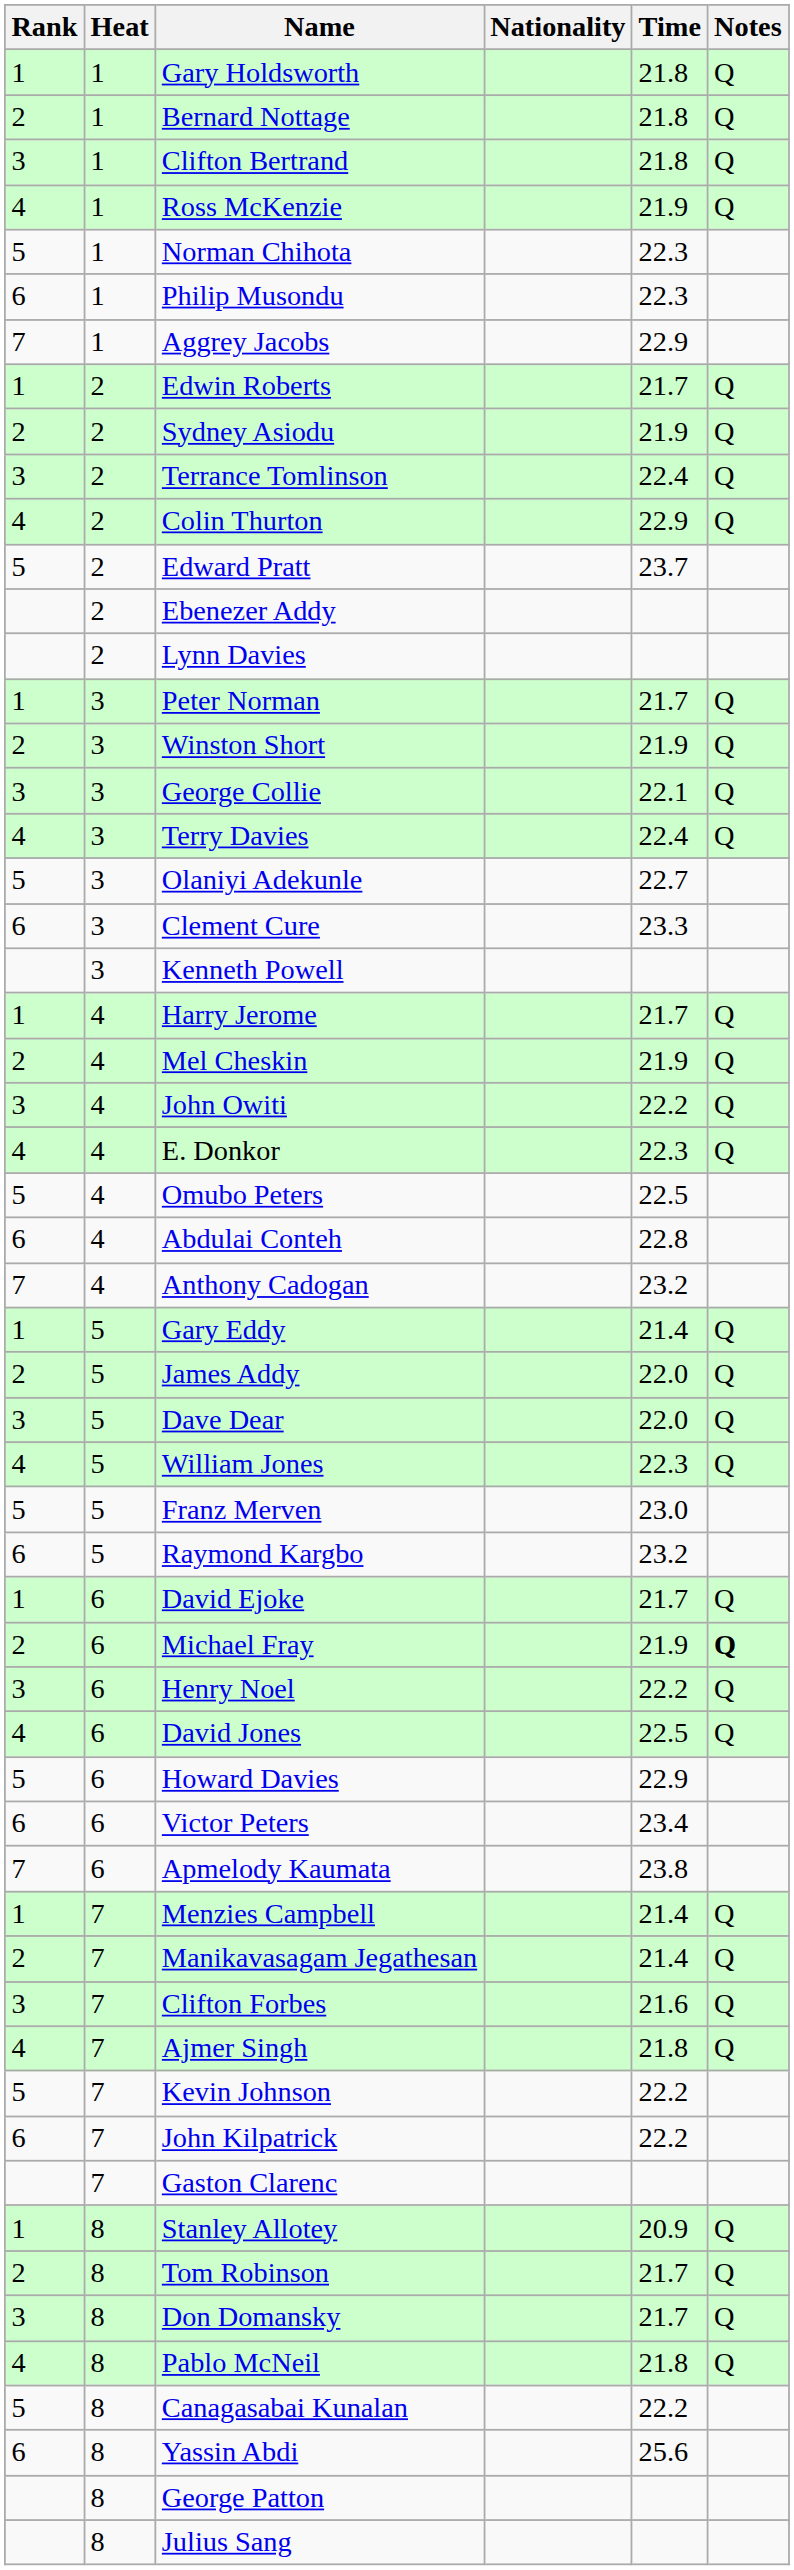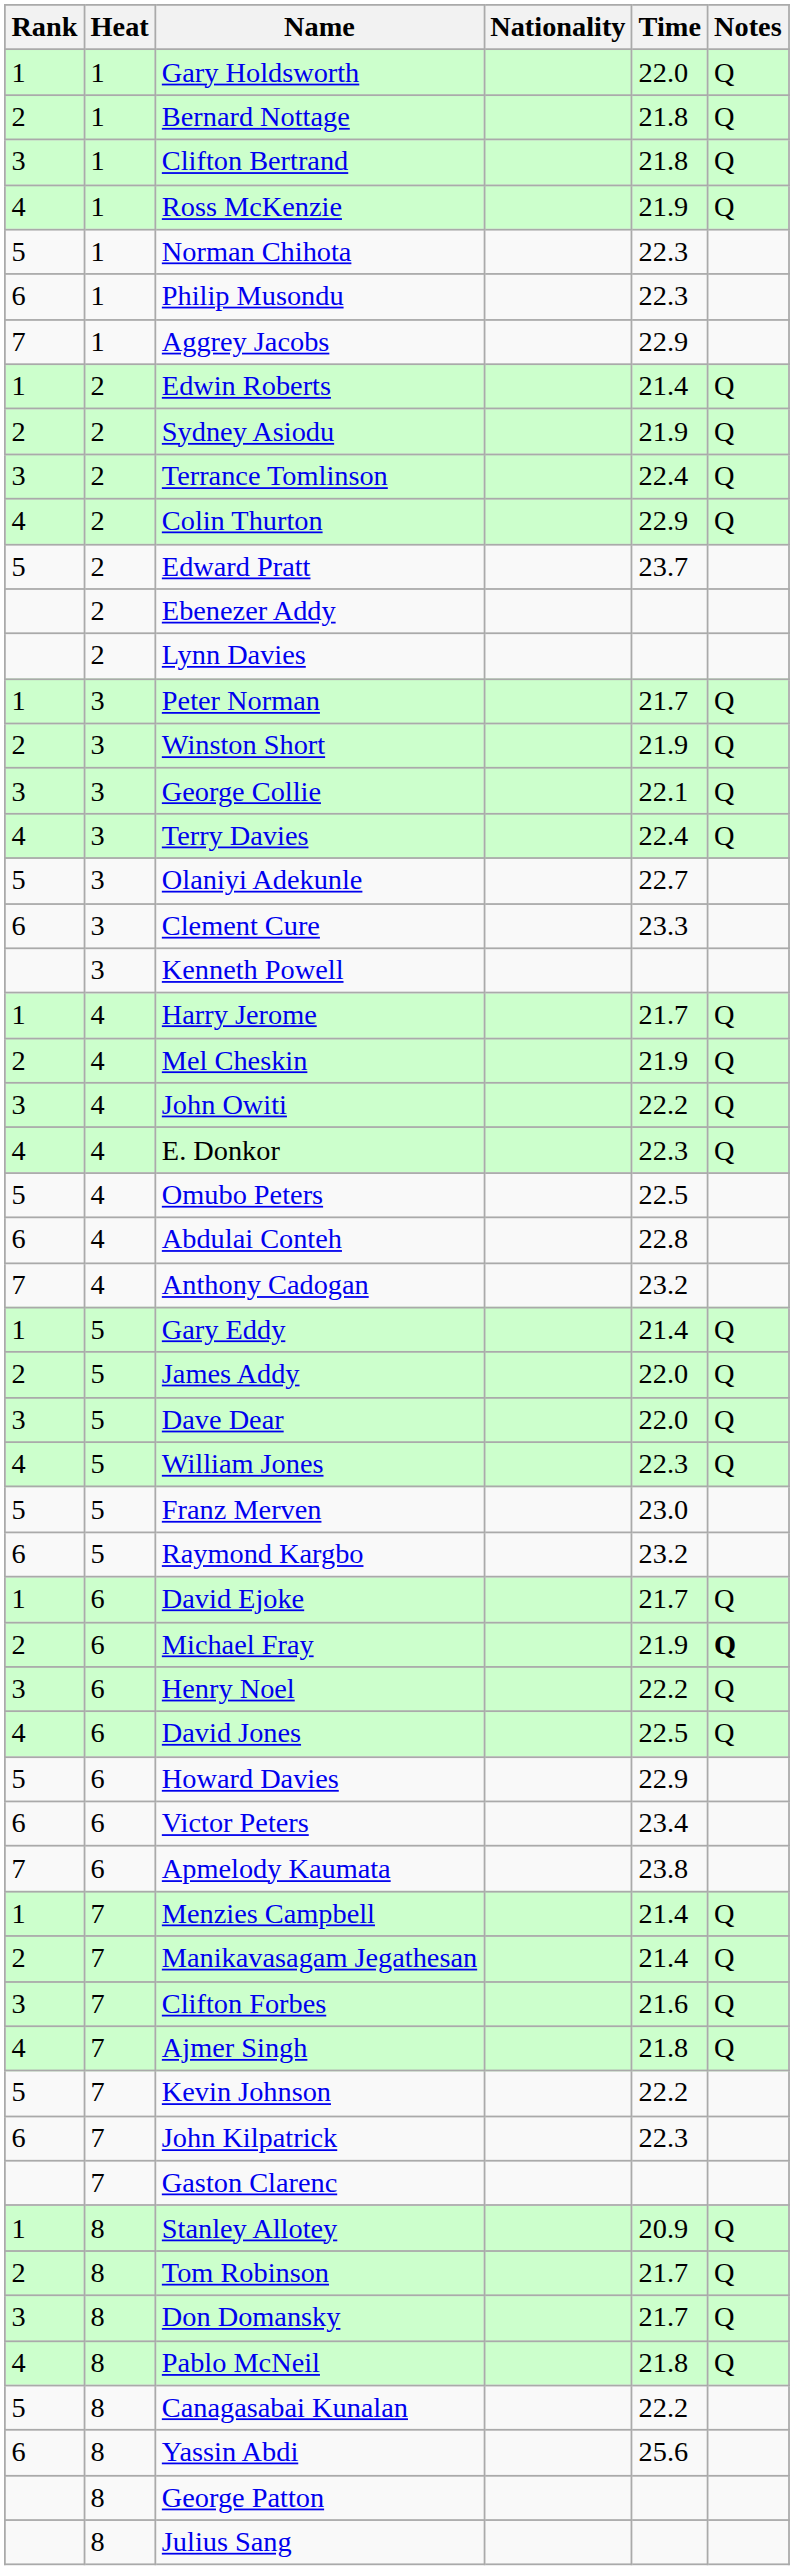(663, 71) 21.8 -> (663, 71) 22.0
(663, 386) 21.7 -> (663, 386) 21.4
(663, 2137) 22.2 -> (663, 2137) 22.3
